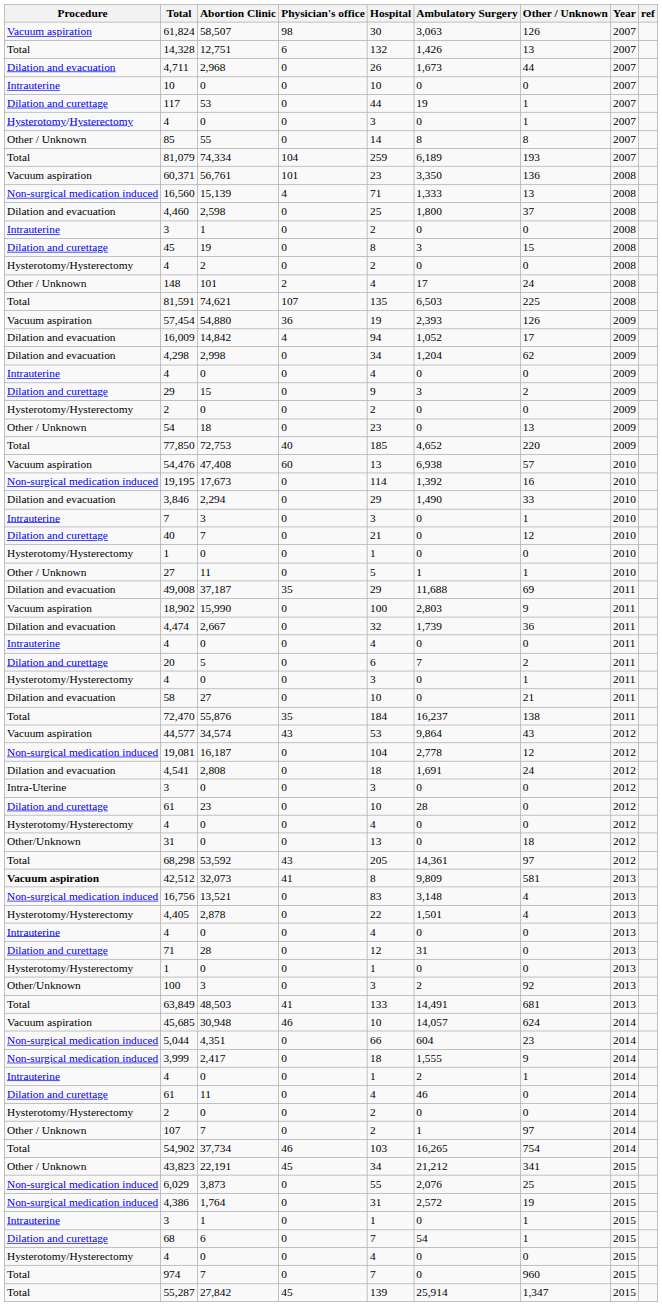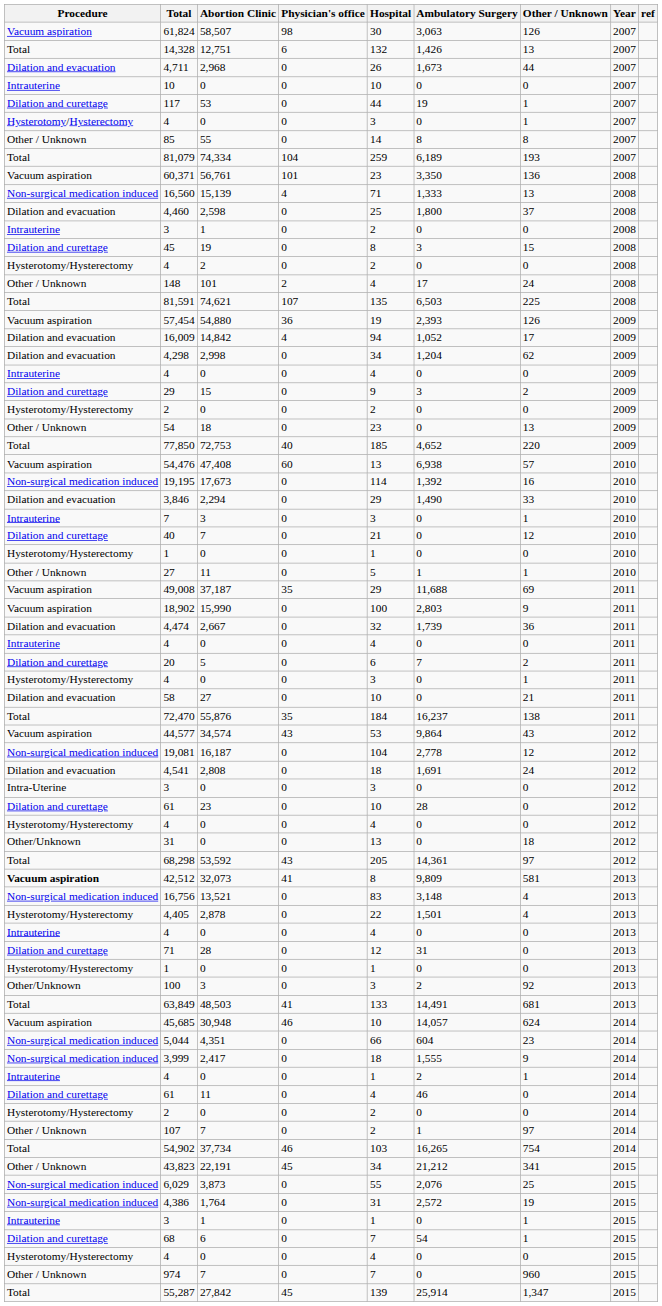(61, 590) Dilation and evacuation -> (49, 590) Vacuum aspiration
(19, 1274) Total -> (47, 1274) Other / Unknown
